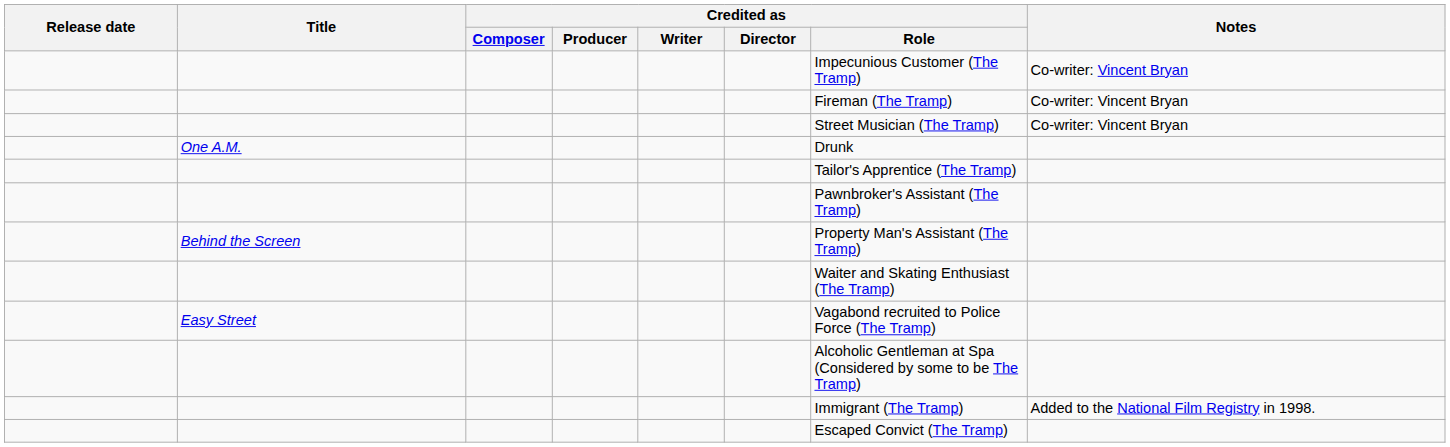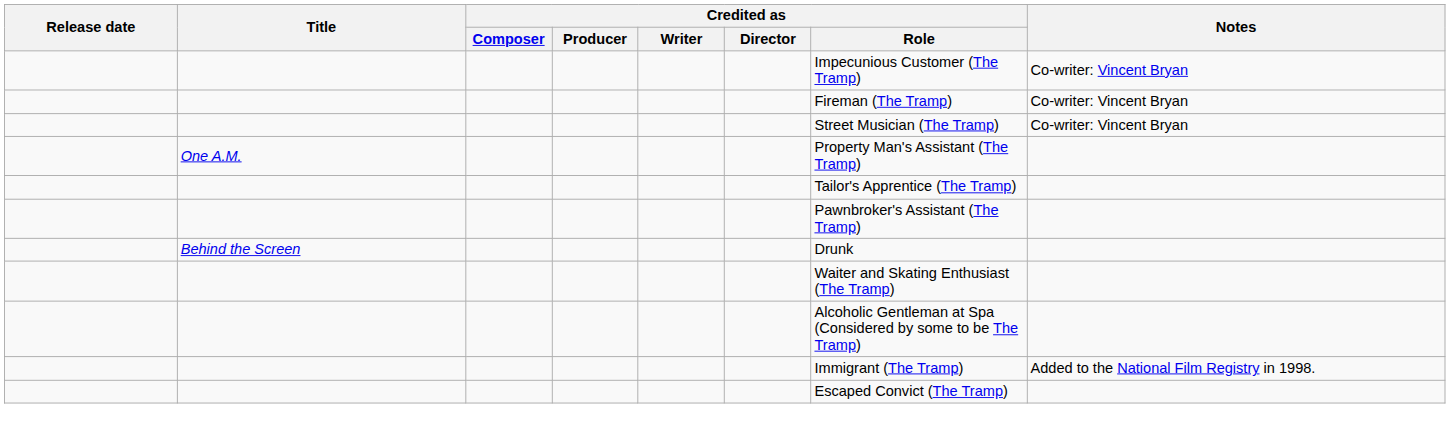(834, 147) Drunk -> (911, 156) Property Man's Assistant (The Tramp)
(911, 241) Property Man's Assistant (The Tramp) -> (834, 249) Drunk
- row: (91, 321)
